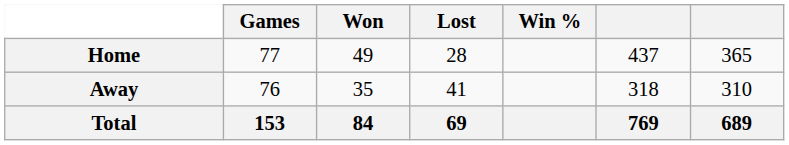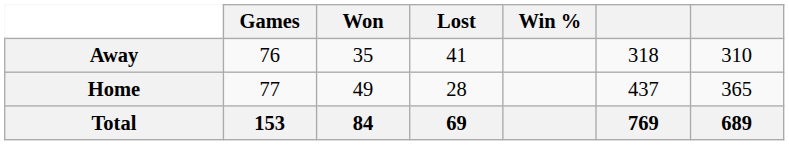rows swapped: (114, 55) <-> (114, 89)
